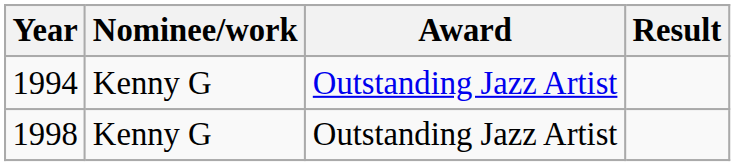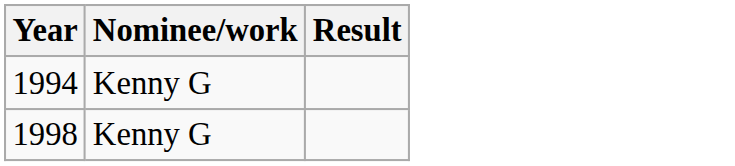- column: (465, 30)
